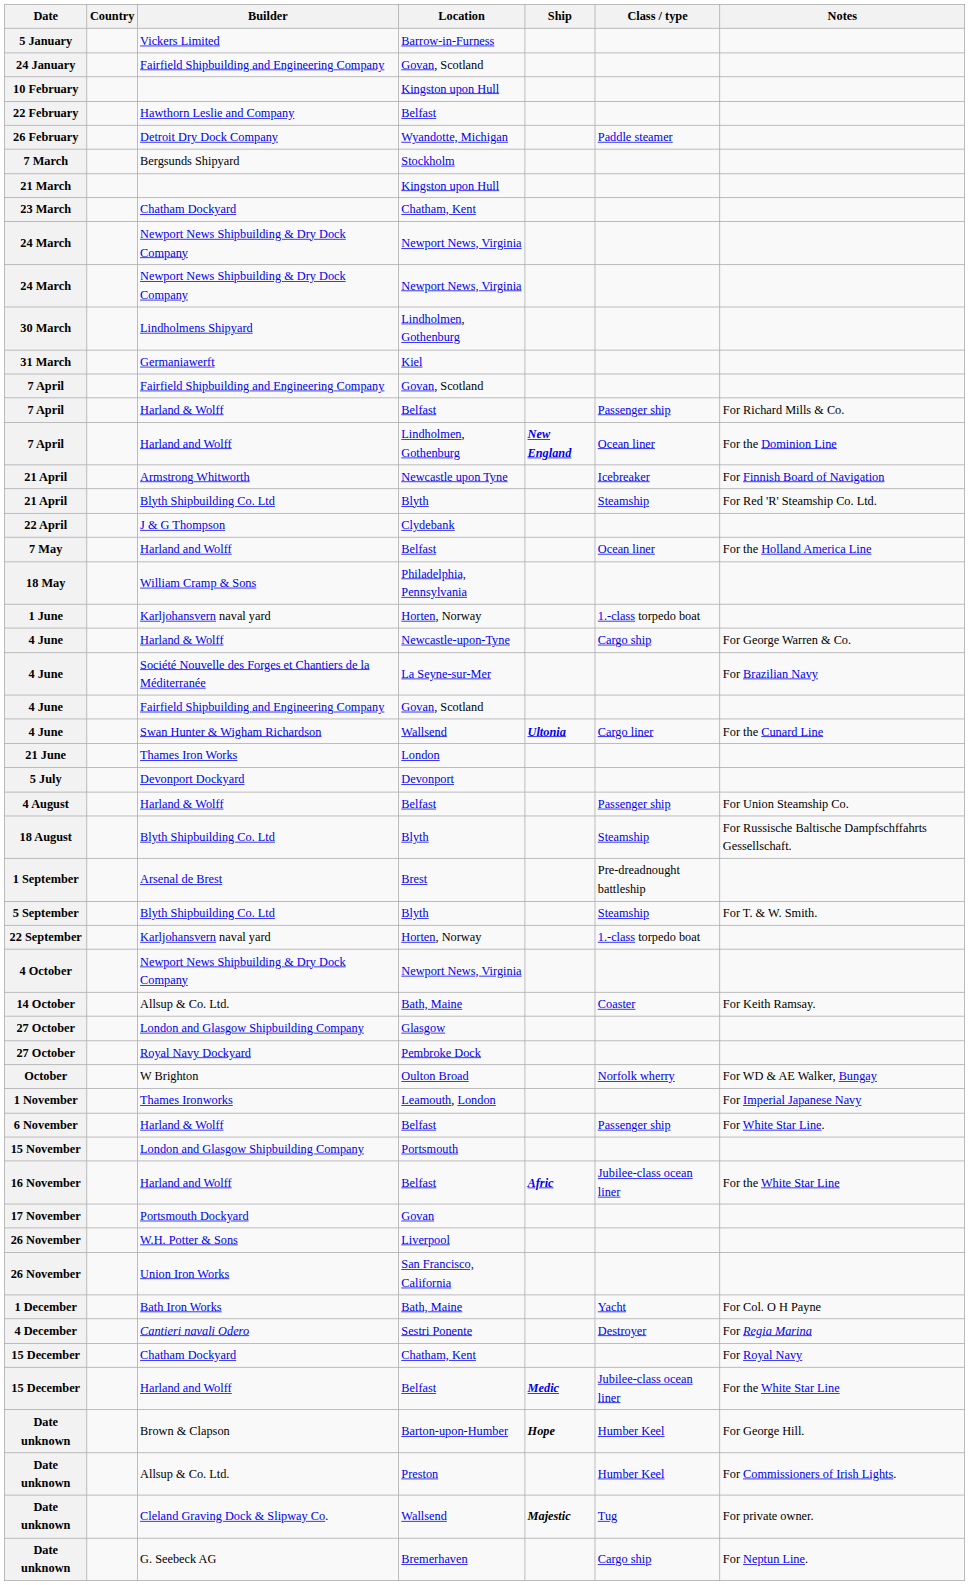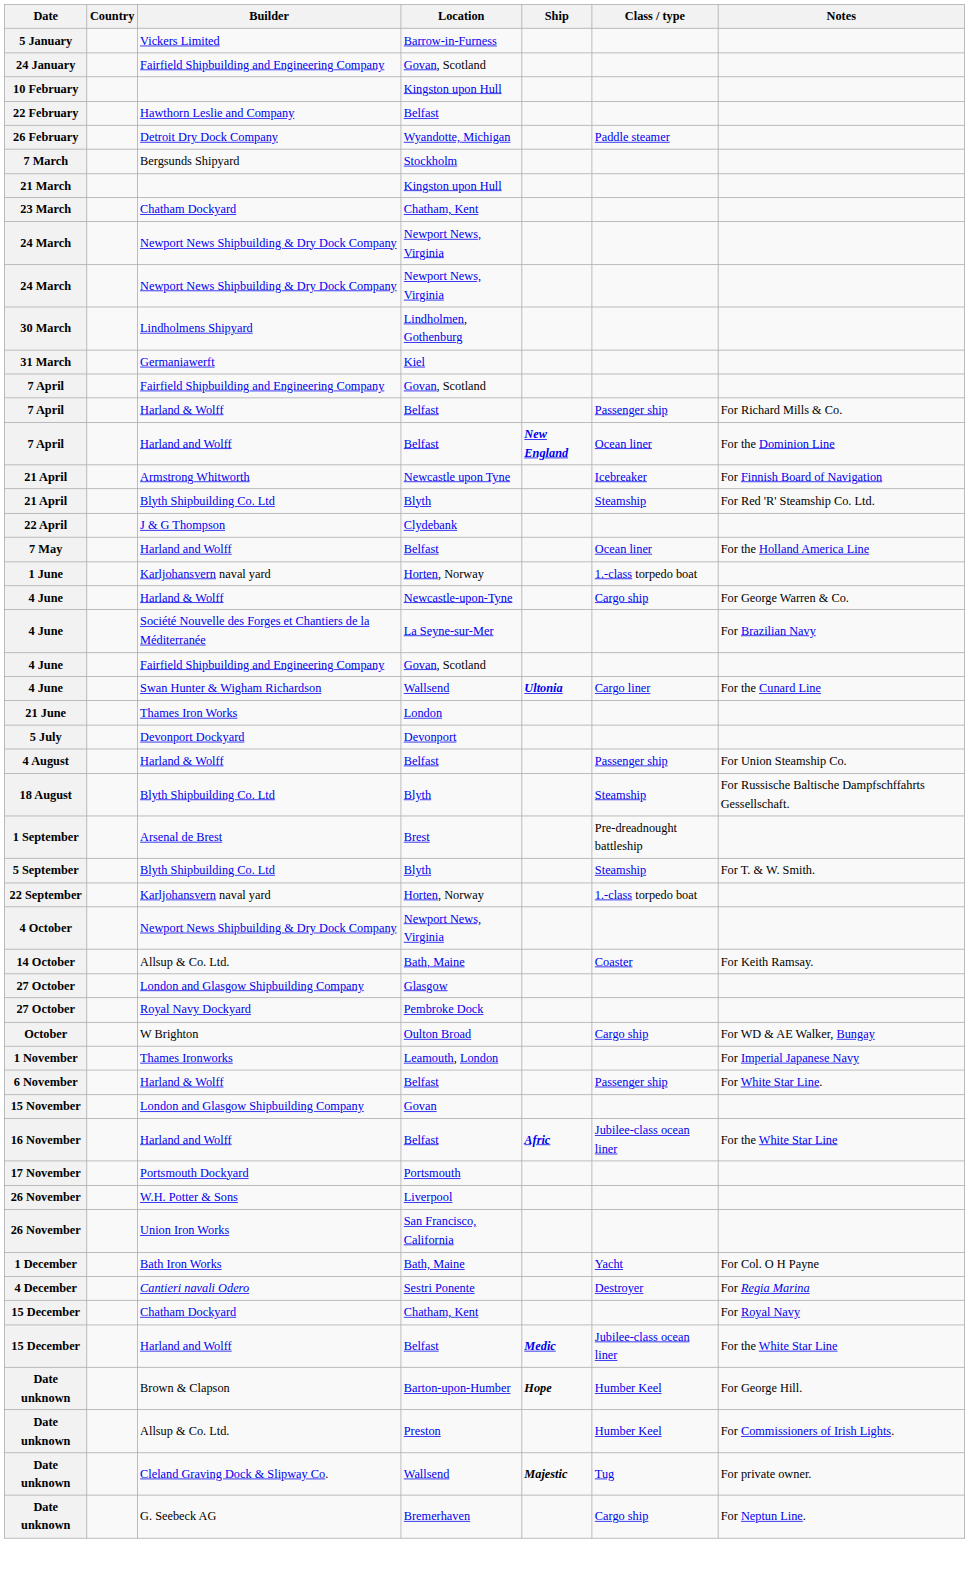(433, 443) Lindholmen, Gothenburg -> (421, 443) Belfast
- row: (46, 582)
(636, 1076) Norfolk wherry -> (622, 1034) Cargo ship
(430, 1149) Portsmouth -> (420, 1106) Govan
(418, 1216) Govan -> (432, 1173) Portsmouth
